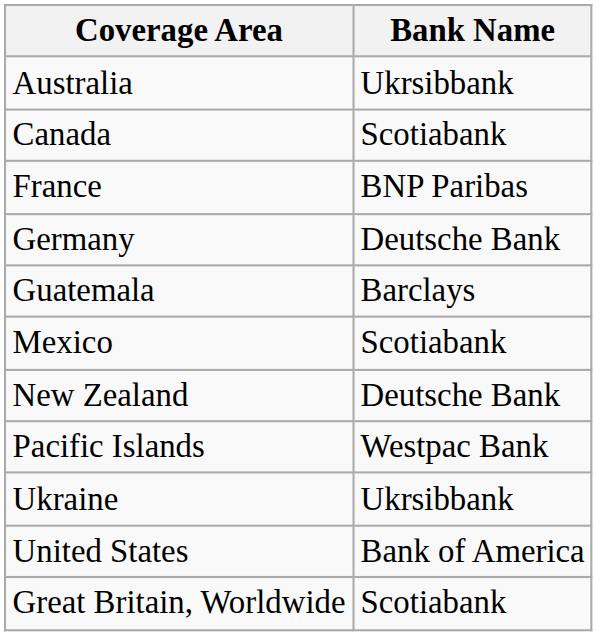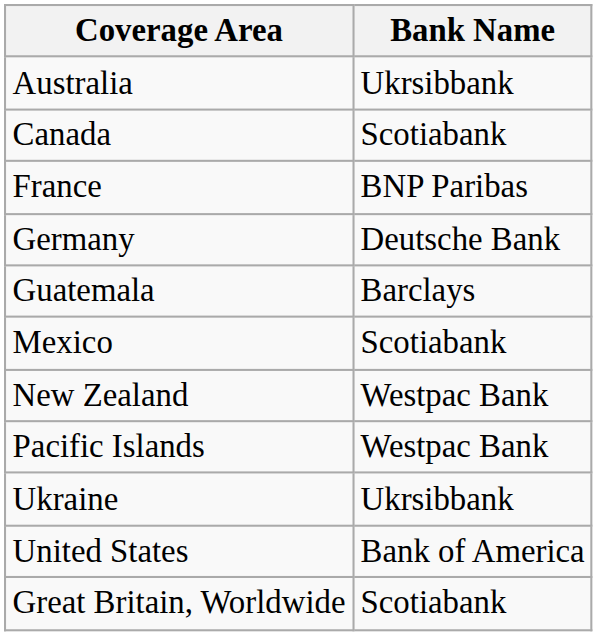(460, 394) Deutsche Bank -> (454, 394) Westpac Bank
